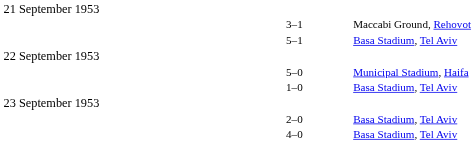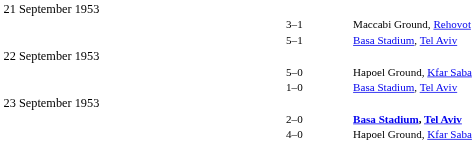(411, 72) Municipal Stadium, Haifa -> (412, 72) Hapoel Ground, Kfar Saba
(405, 119) normal -> (407, 119) bold
(405, 134) Basa Stadium, Tel Aviv -> (412, 134) Hapoel Ground, Kfar Saba
